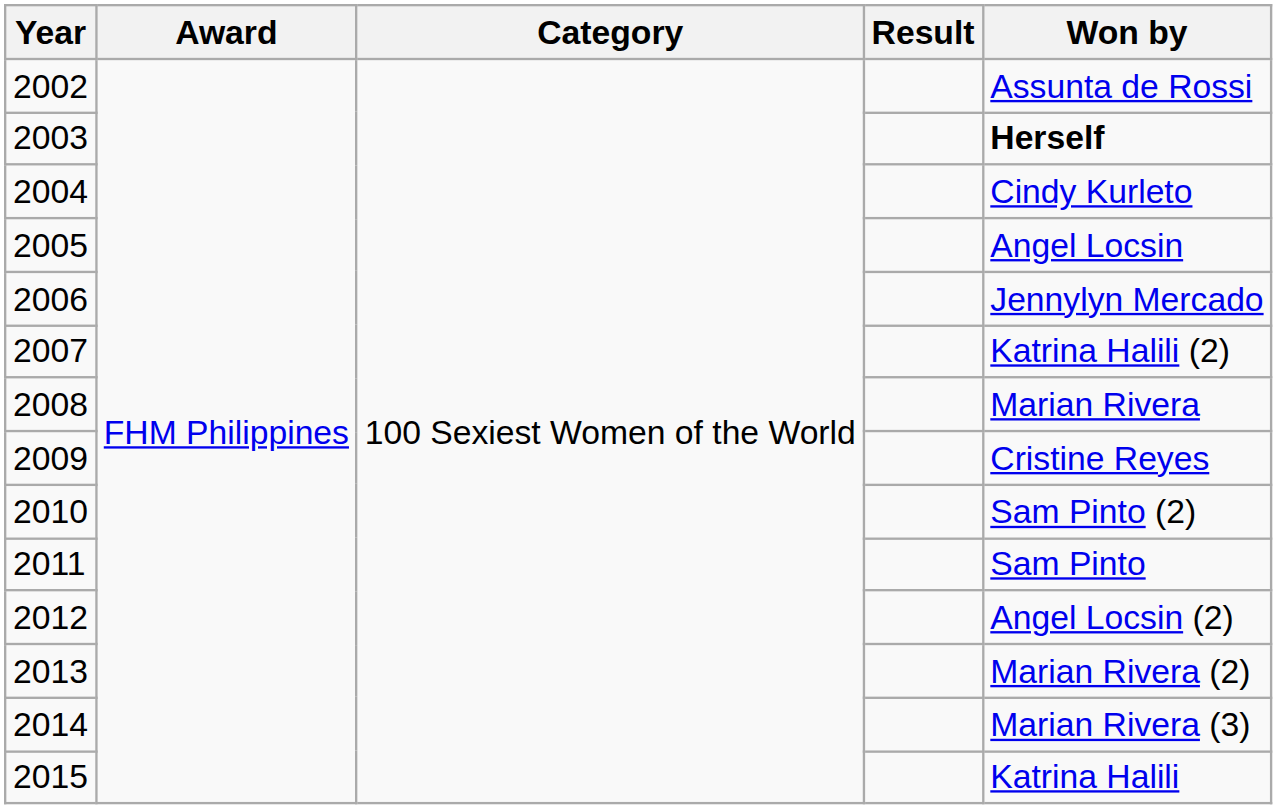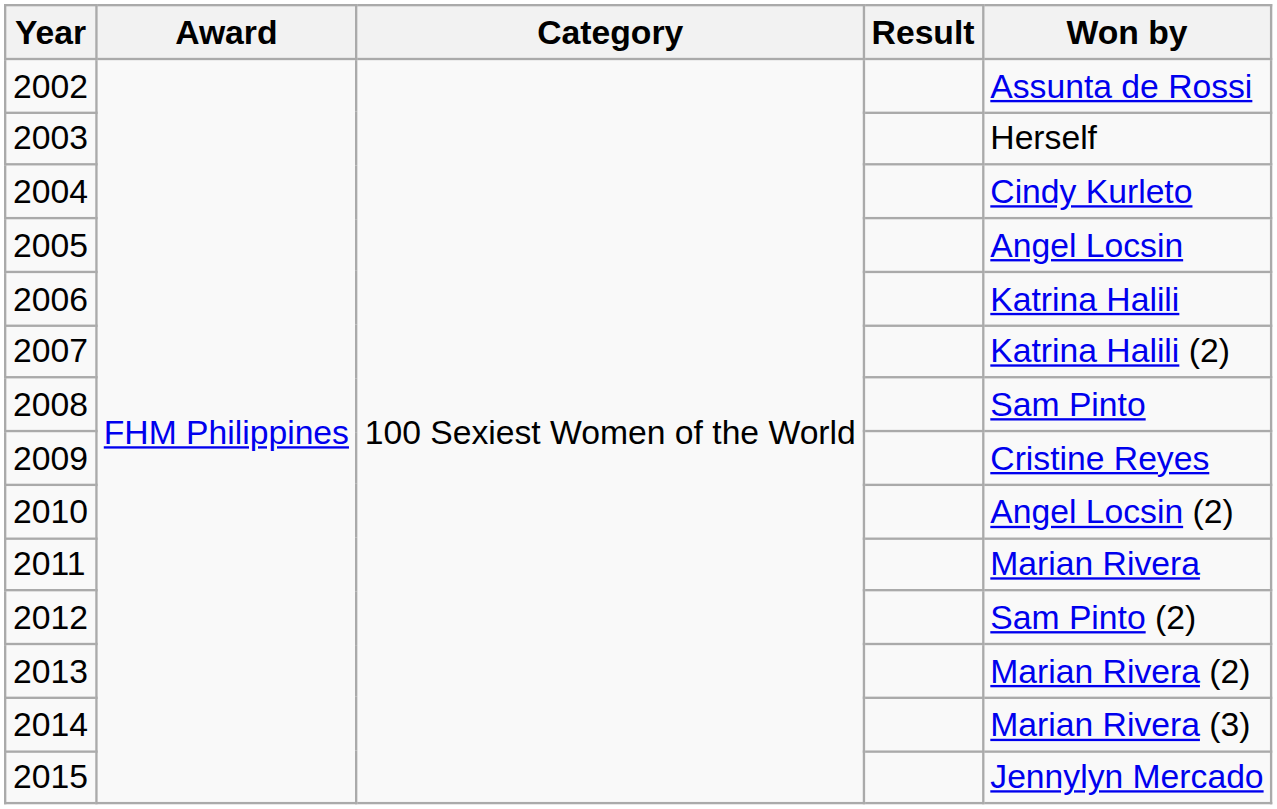(1047, 139) bold -> (1044, 139) normal
(1127, 298) Jennylyn Mercado -> (1085, 298) Katrina Halili
(1095, 405) Marian Rivera -> (1068, 405) Sam Pinto
(1093, 511) Sam Pinto (2) -> (1112, 511) Angel Locsin (2)
(1068, 565) Sam Pinto -> (1095, 565) Marian Rivera
(1112, 618) Angel Locsin (2) -> (1093, 618) Sam Pinto (2)
(1085, 777) Katrina Halili -> (1127, 777) Jennylyn Mercado
